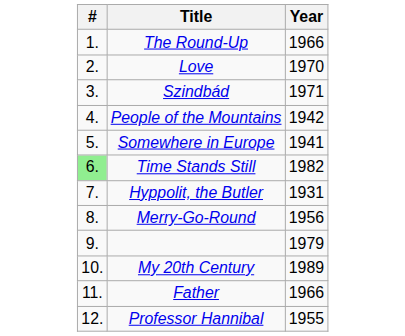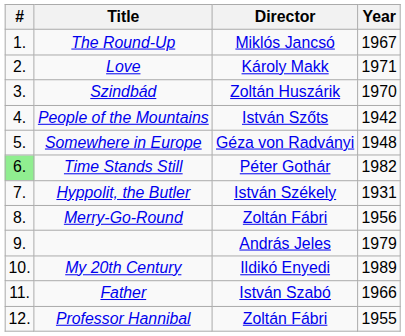+ column: (285, 17)
(306, 42) 1966 -> (379, 42) 1967
(306, 67) 1970 -> (379, 67) 1971
(306, 92) 1971 -> (379, 92) 1970
(306, 142) 1941 -> (379, 142) 1948
